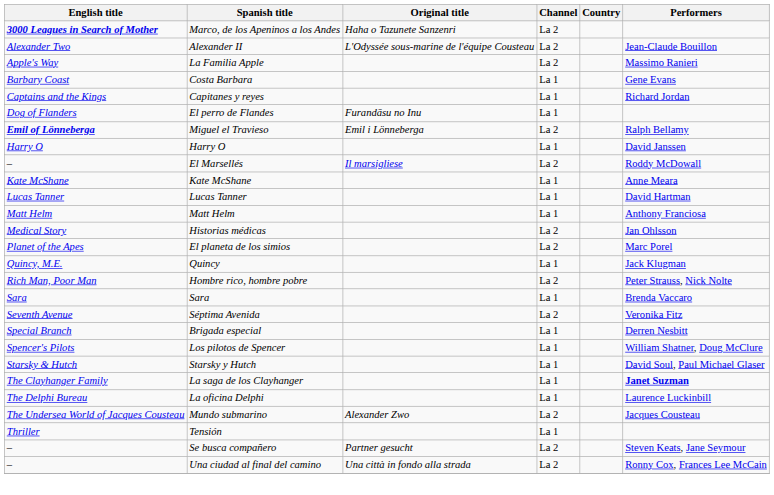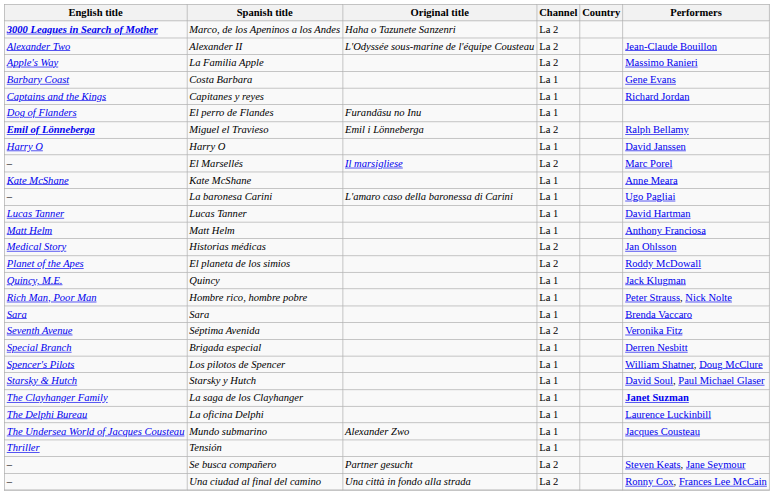(663, 163) Roddy McDowall -> (649, 163) Marc Porel
+ row: (231, 197)
(649, 247) Marc Porel -> (663, 264) Roddy McDowall
(549, 280) La 2 -> (549, 297) La 1
(549, 414) La 2 -> (549, 431) La 1
